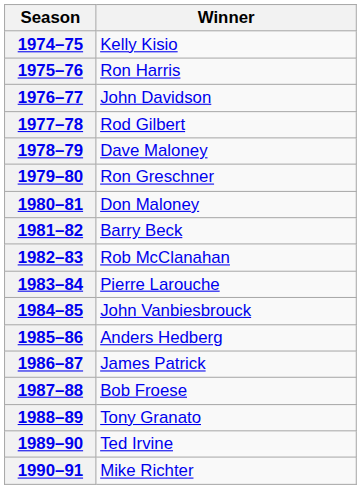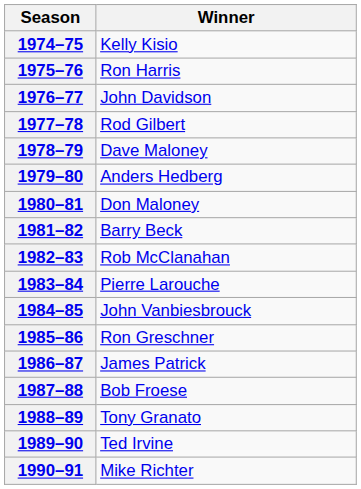(157, 177) Ron Greschner -> (161, 177) Anders Hedberg
(161, 337) Anders Hedberg -> (157, 337) Ron Greschner
